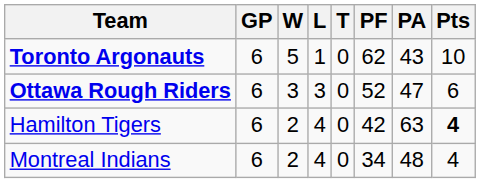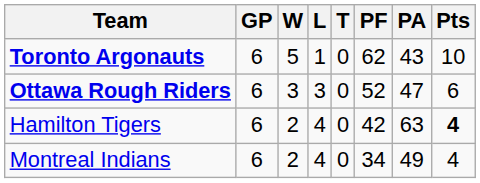(412, 159) 48 -> (412, 159) 49
